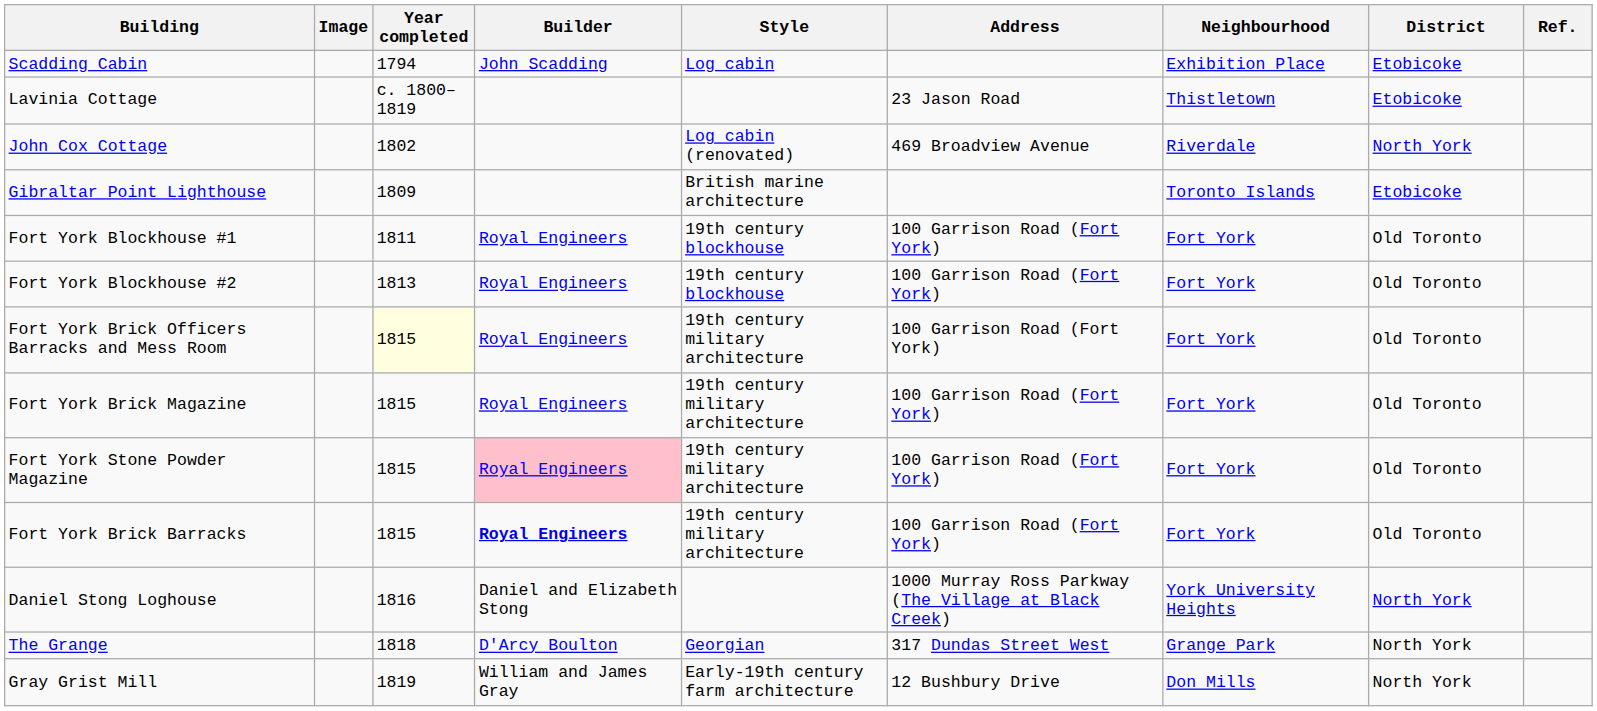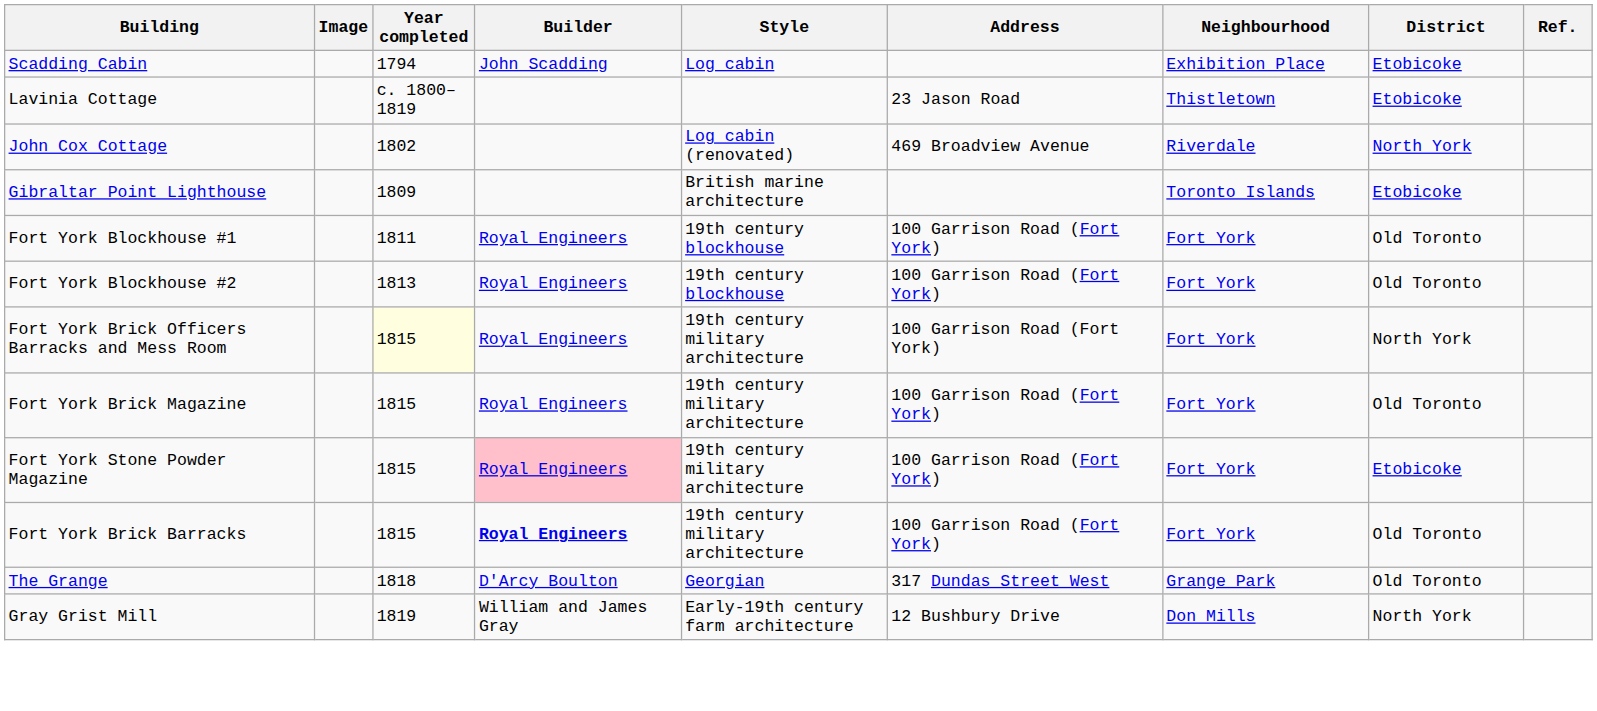(1427, 340) Old Toronto -> (1422, 340) North York
(1427, 470) Old Toronto -> (1417, 470) Etobicoke
- row: (113, 600)
(1422, 646) North York -> (1427, 581) Old Toronto
